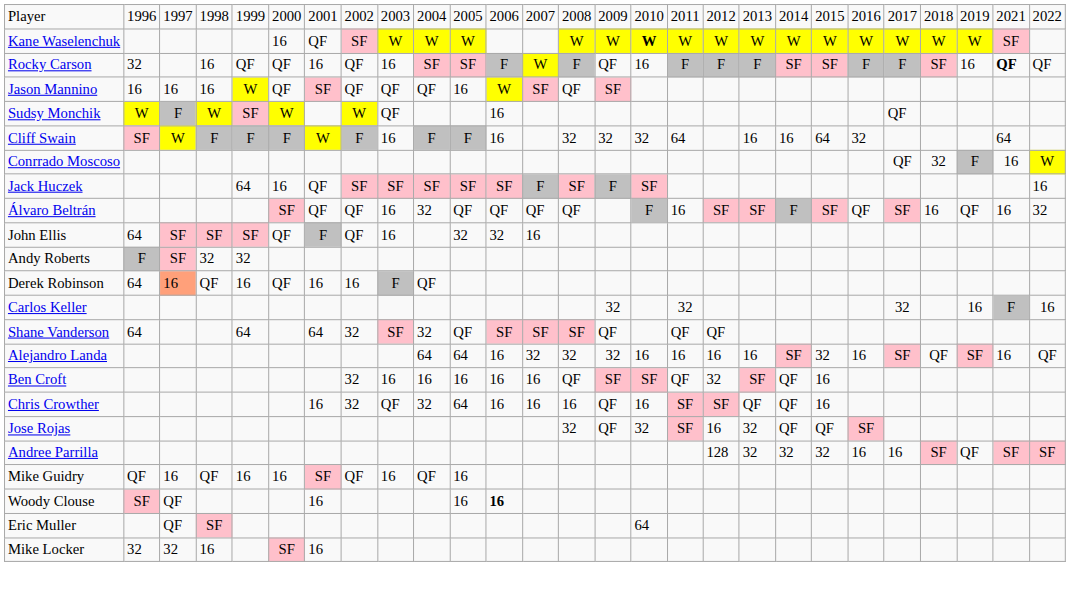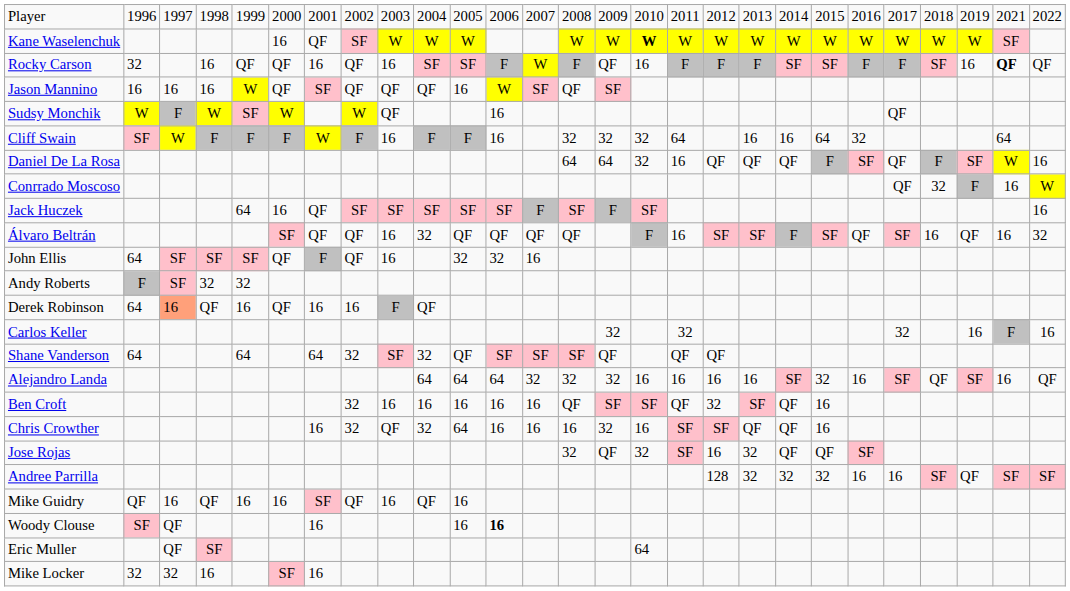+ row: (64, 162)
(497, 356) 16 -> (497, 380) 64
(608, 404) QF -> (606, 428) 32
